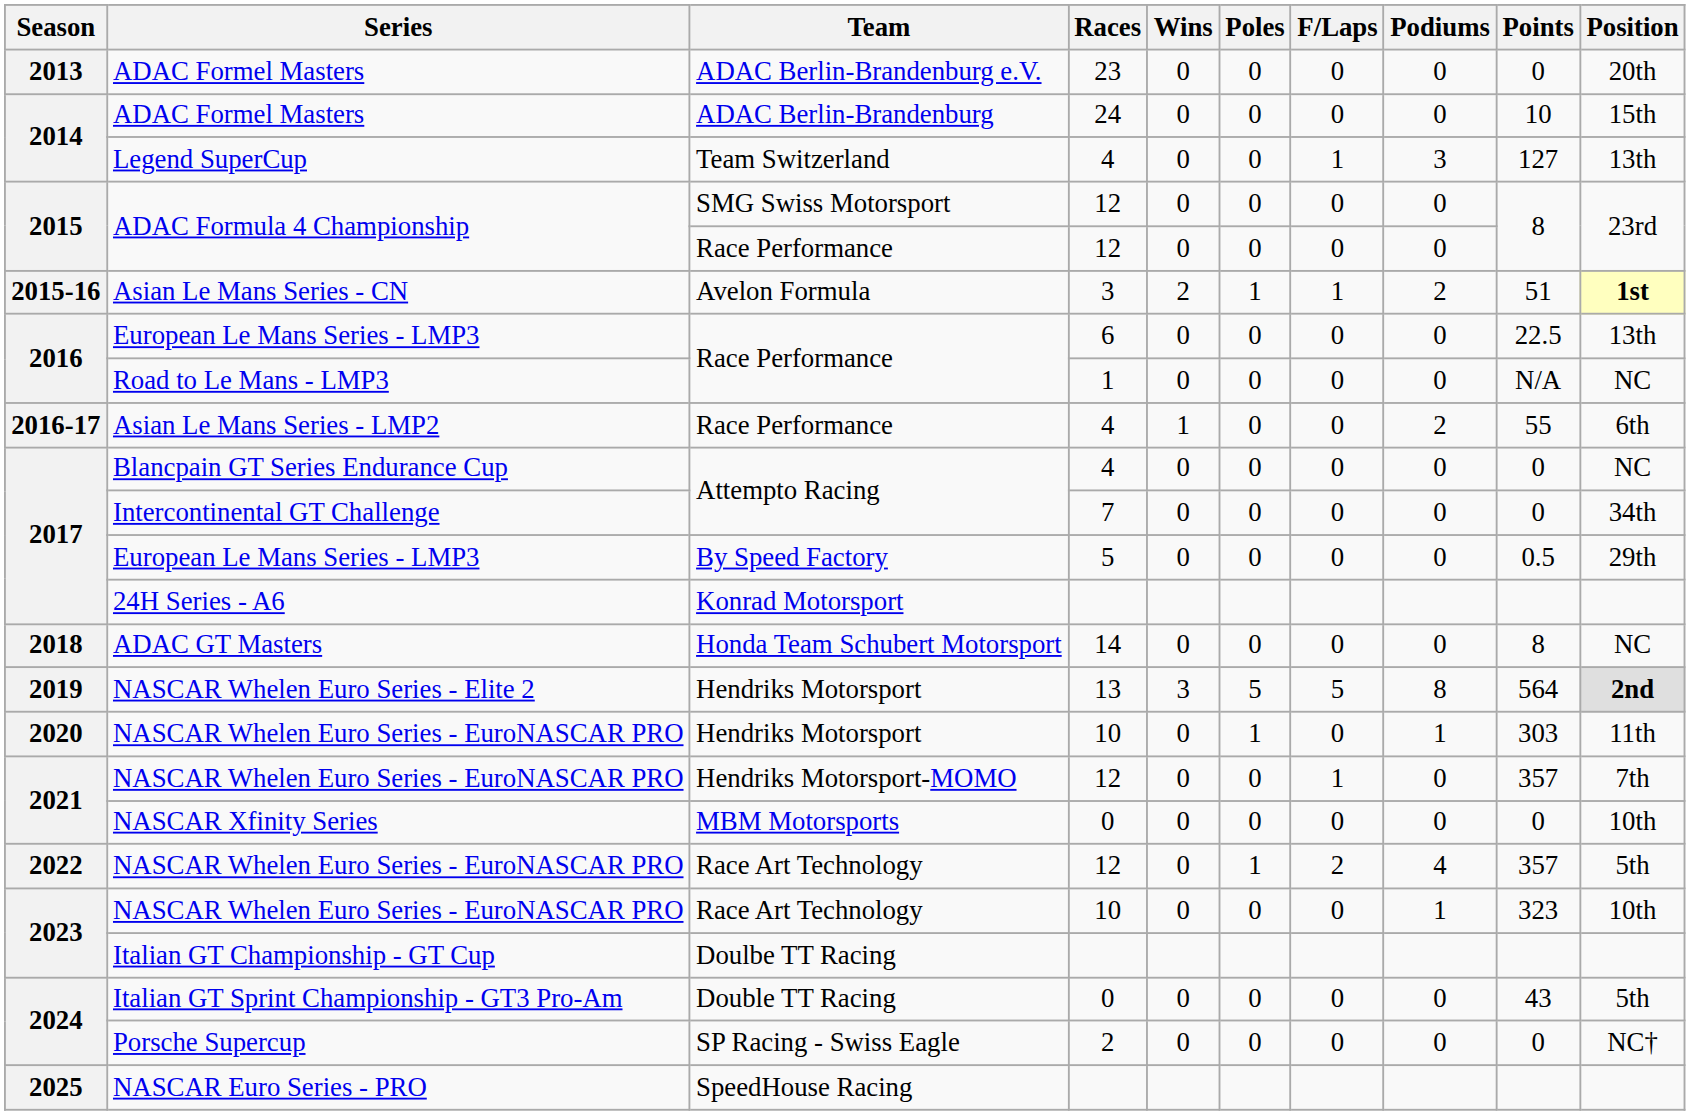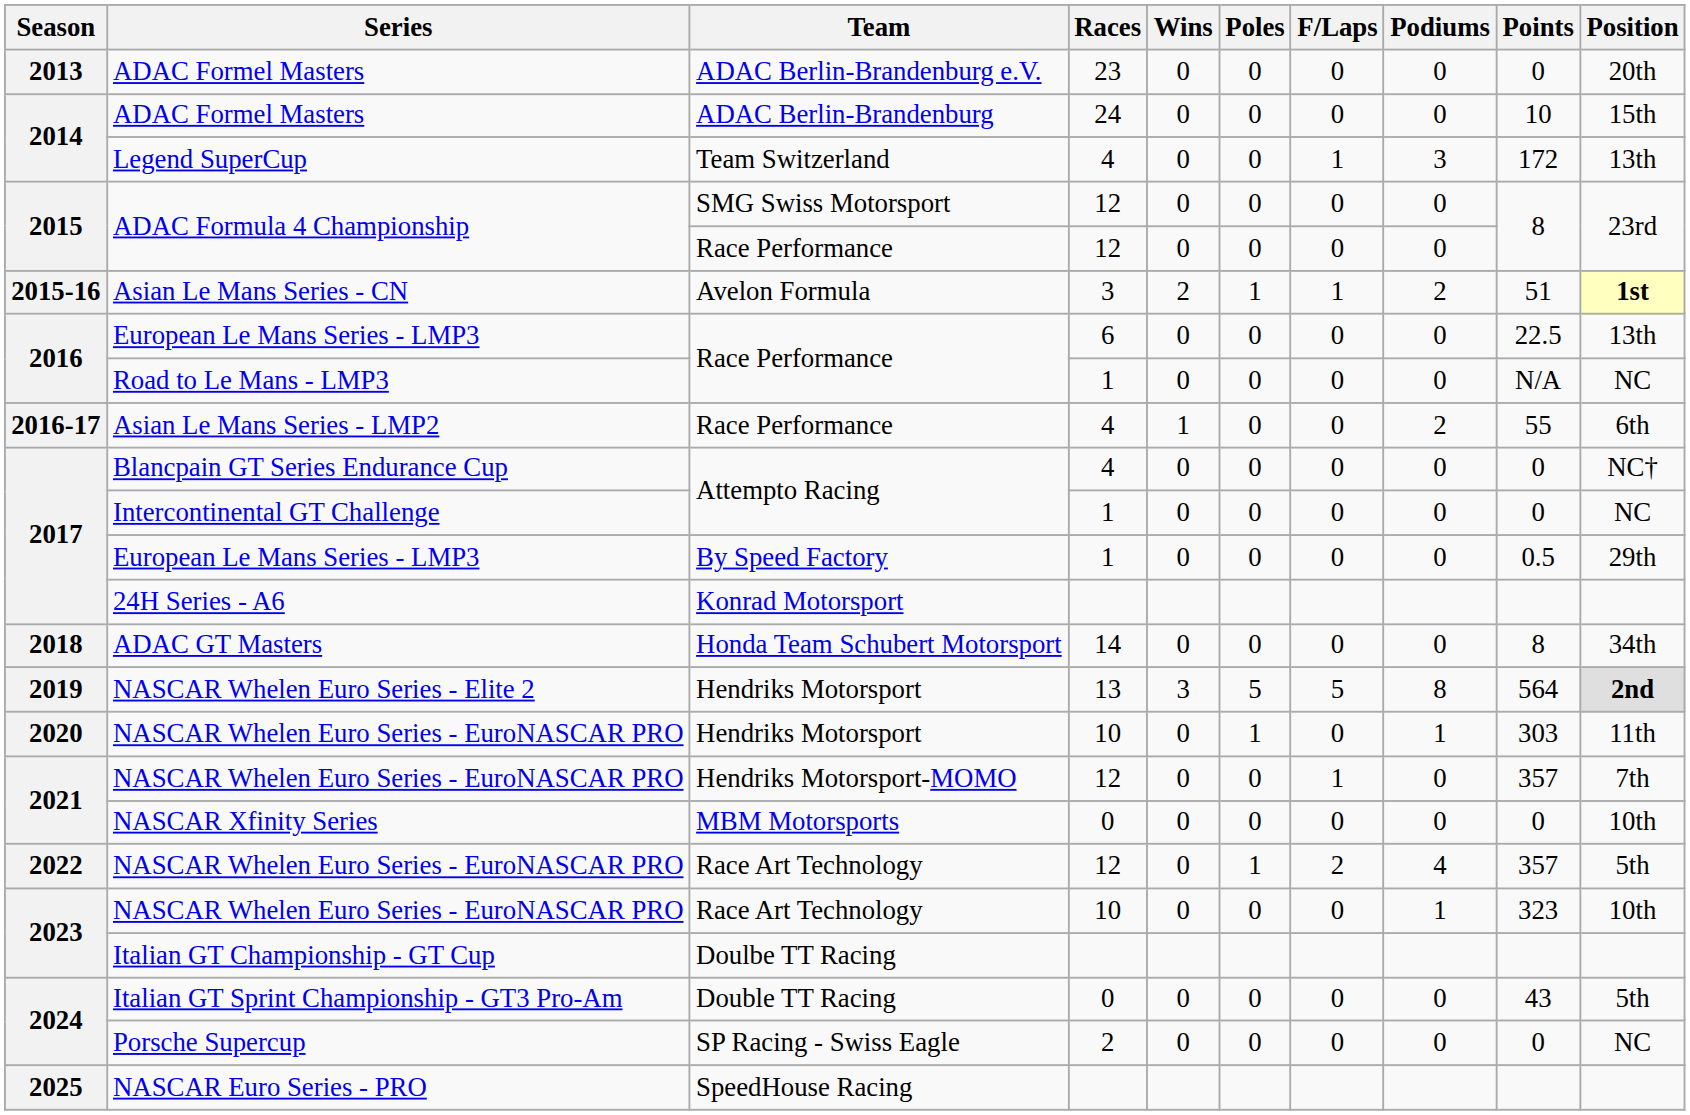(1538, 159) 127 -> (1538, 159) 172
(1633, 468) NC -> (1633, 468) NC†
(1108, 512) 7 -> (1108, 512) 1
(1633, 512) 34th -> (1633, 512) NC
(1108, 557) 5 -> (1108, 557) 1
(1633, 645) NC -> (1633, 645) 34th
(1633, 1043) NC† -> (1633, 1043) NC
